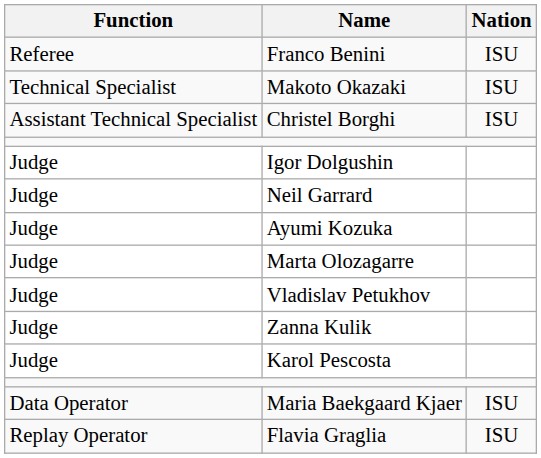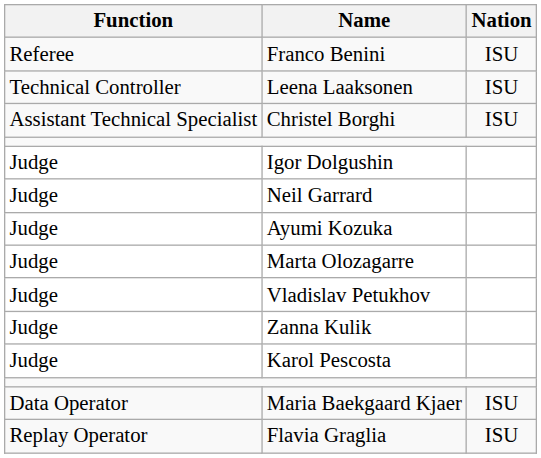+ row: (95, 86)
- row: (93, 86)
